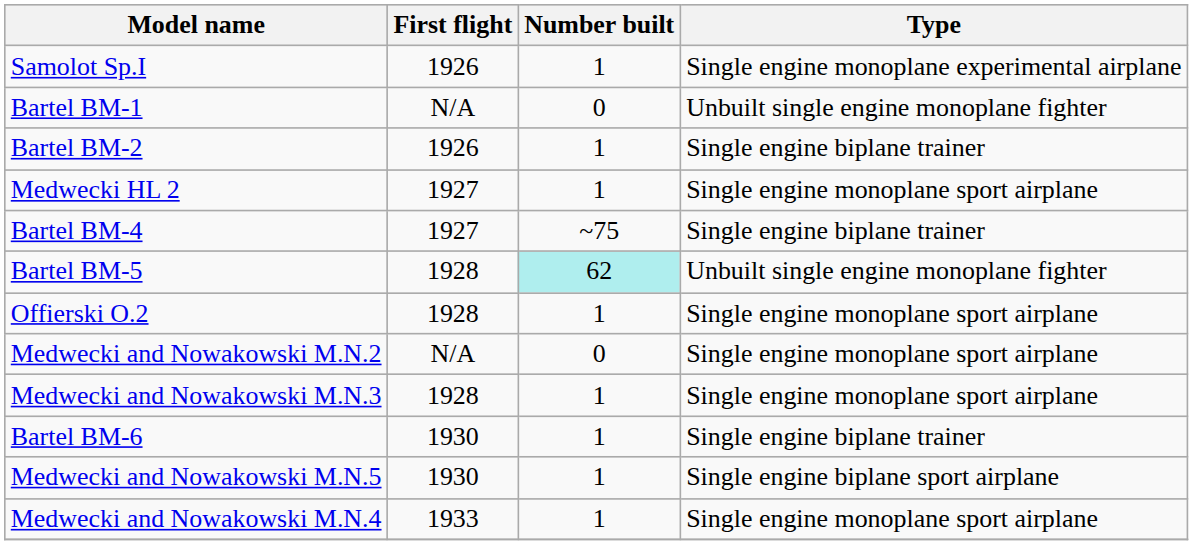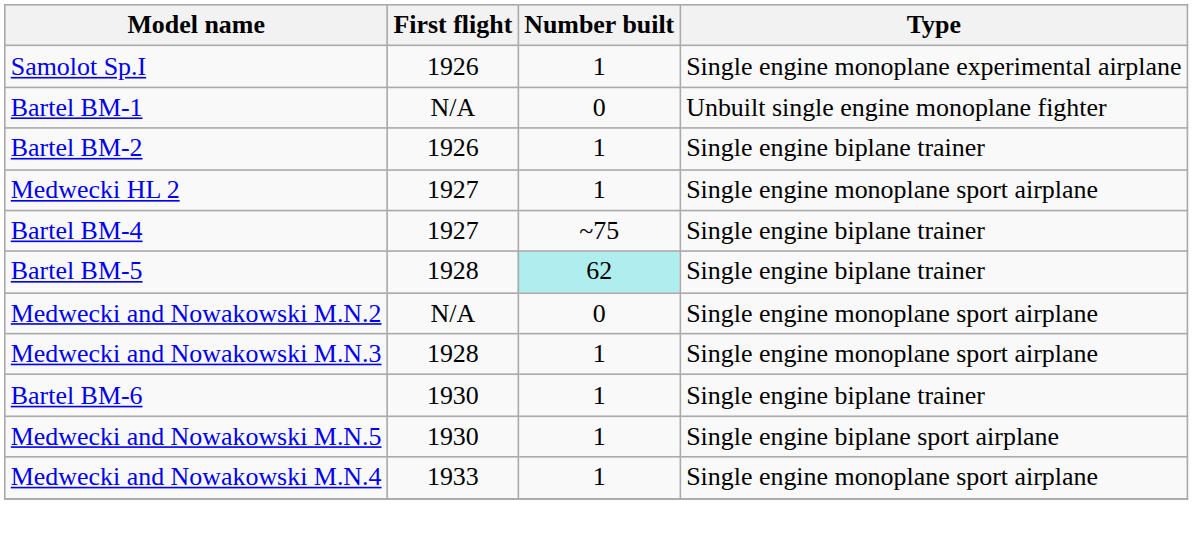(896, 271) Unbuilt single engine monoplane fighter -> (836, 271) Single engine biplane trainer
- row: (80, 312)
